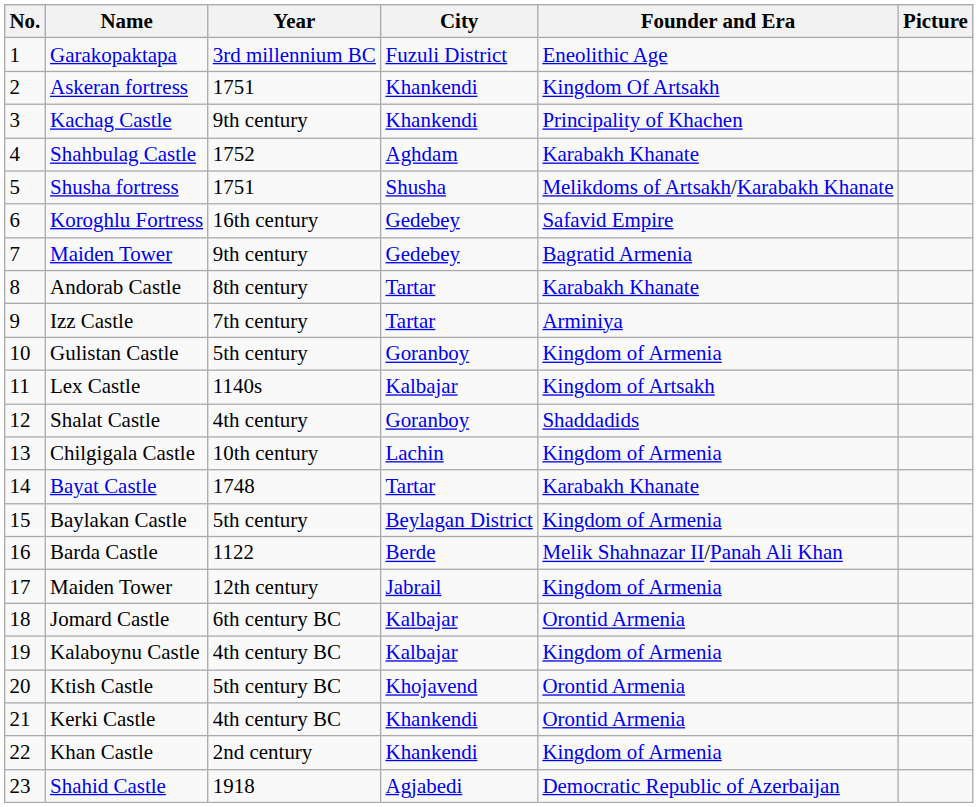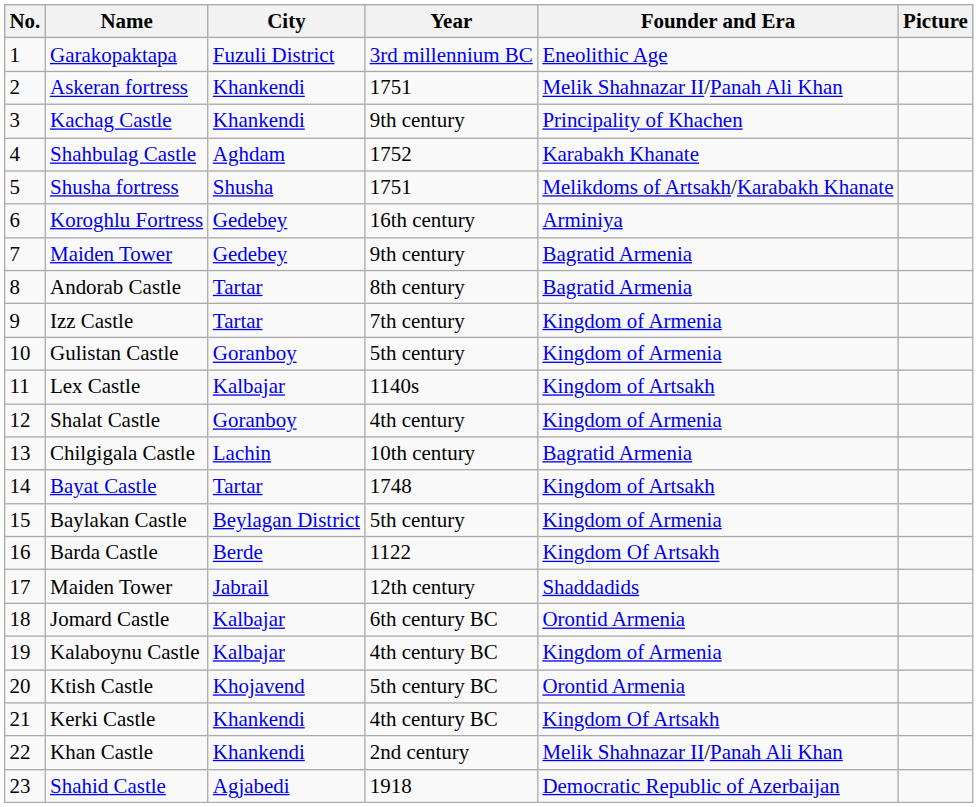columns swapped: (459, 21) <-> (294, 21)
(631, 87) Kingdom Of Artsakh -> (693, 87) Melik Shahnazar II/Panah Ali Khan
(608, 220) Safavid Empire -> (583, 220) Arminiya
(621, 287) Karabakh Khanate -> (617, 287) Bagratid Armenia
(583, 320) Arminiya -> (632, 320) Kingdom of Armenia
(591, 420) Shaddadids -> (632, 420) Kingdom of Armenia
(632, 453) Kingdom of Armenia -> (617, 453) Bagratid Armenia
(621, 486) Karabakh Khanate -> (629, 486) Kingdom of Artsakh
(693, 552) Melik Shahnazar II/Panah Ali Khan -> (631, 552) Kingdom Of Artsakh
(632, 586) Kingdom of Armenia -> (591, 586) Shaddadids
(614, 719) Orontid Armenia -> (631, 719) Kingdom Of Artsakh
(632, 752) Kingdom of Armenia -> (693, 752) Melik Shahnazar II/Panah Ali Khan
